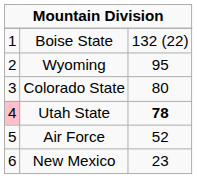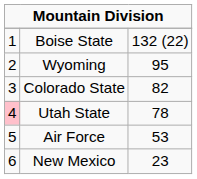(160, 88) 80 -> (160, 88) 82
(160, 112) bold -> (160, 112) normal
(160, 137) 52 -> (160, 137) 53
